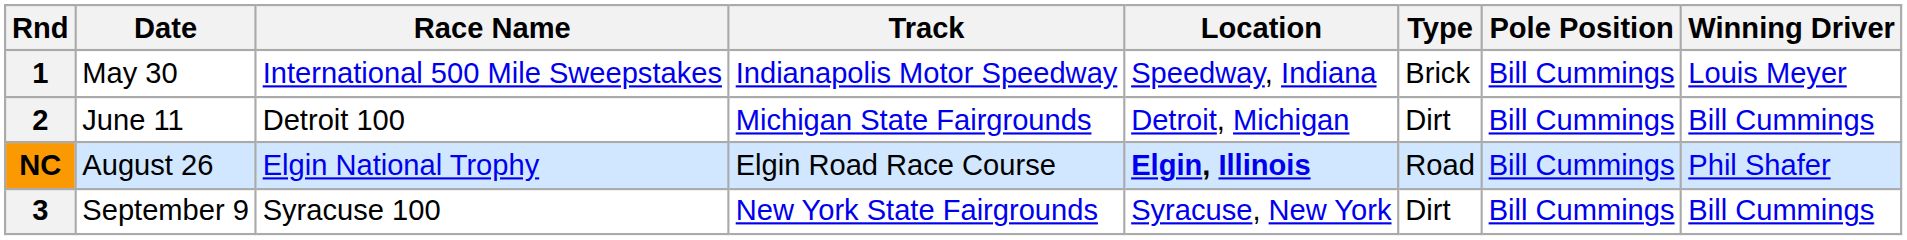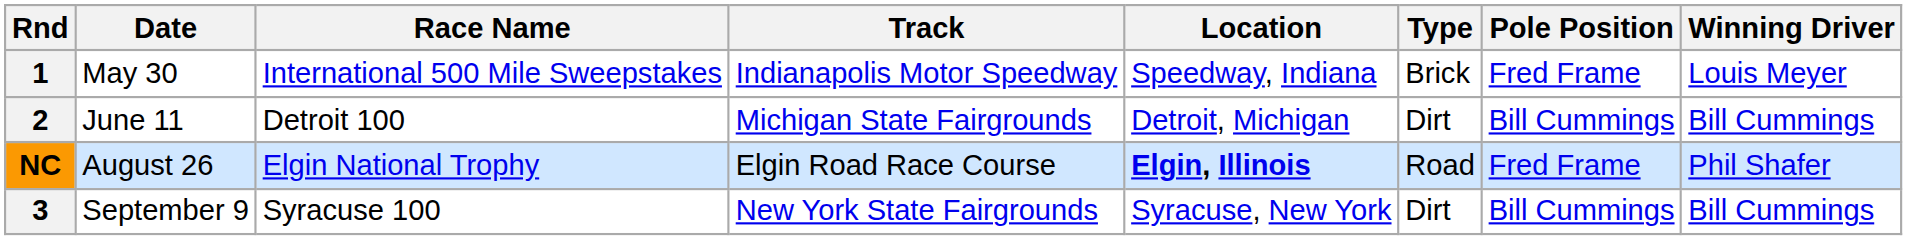(1582, 73) Bill Cummings -> (1565, 73) Fred Frame
(1582, 165) Bill Cummings -> (1565, 165) Fred Frame
